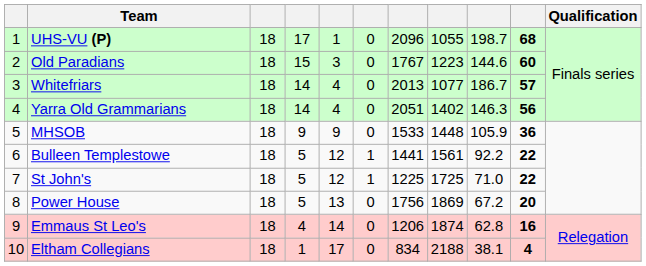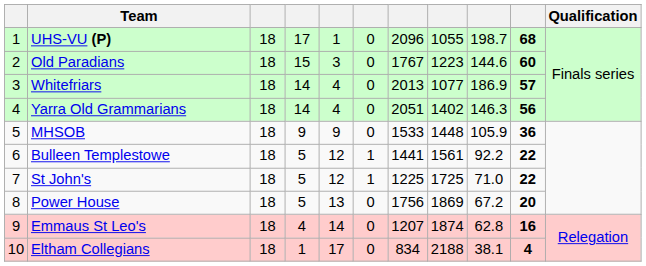(489, 86) 186.7 -> (489, 86) 186.9
(408, 226) 1206 -> (408, 226) 1207
